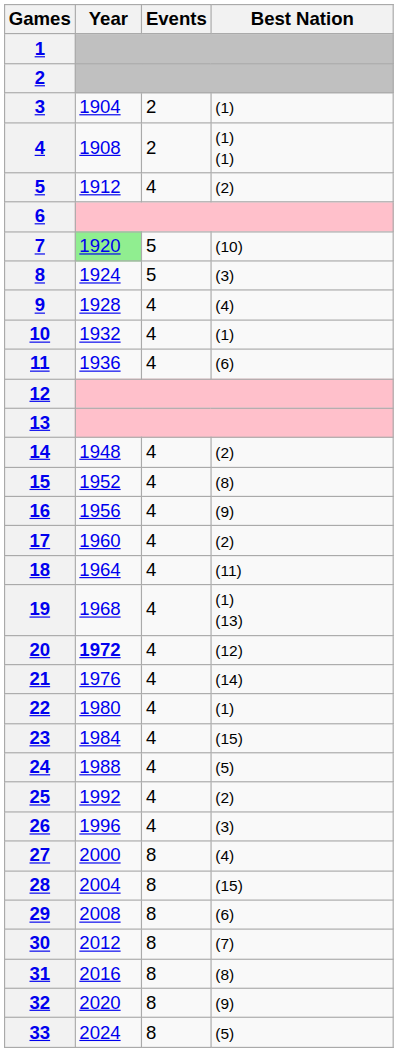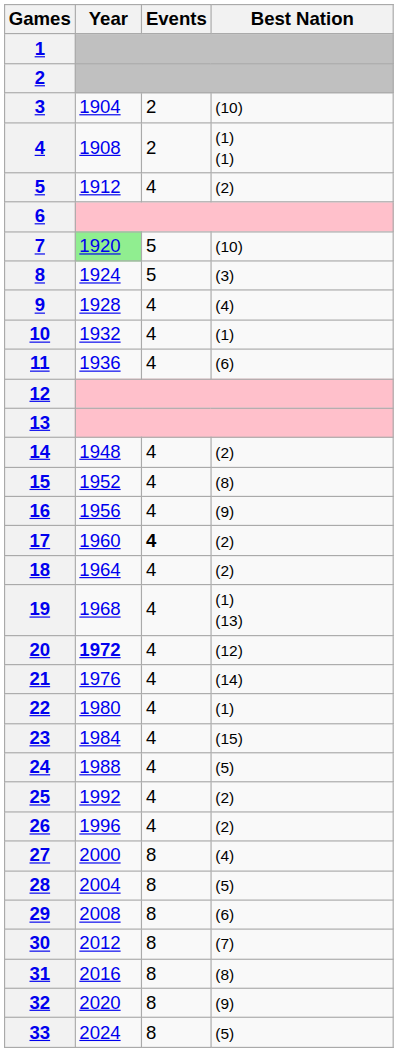(225, 108) (1) -> (229, 108) (10)
(151, 540) normal -> (151, 540) bold
(228, 571) (11) -> (225, 571) (2)
(225, 827) (3) -> (225, 827) (2)
(229, 886) (15) -> (225, 886) (5)
